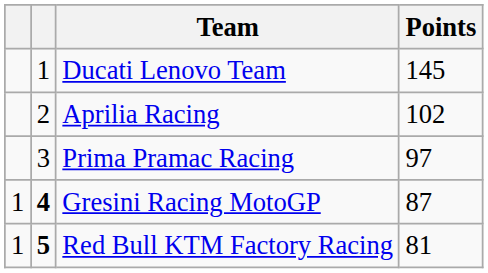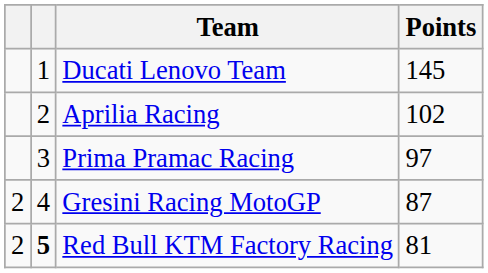(18, 202) 1 -> (18, 202) 2
(43, 202) bold -> (43, 202) normal
(18, 245) 1 -> (18, 245) 2
